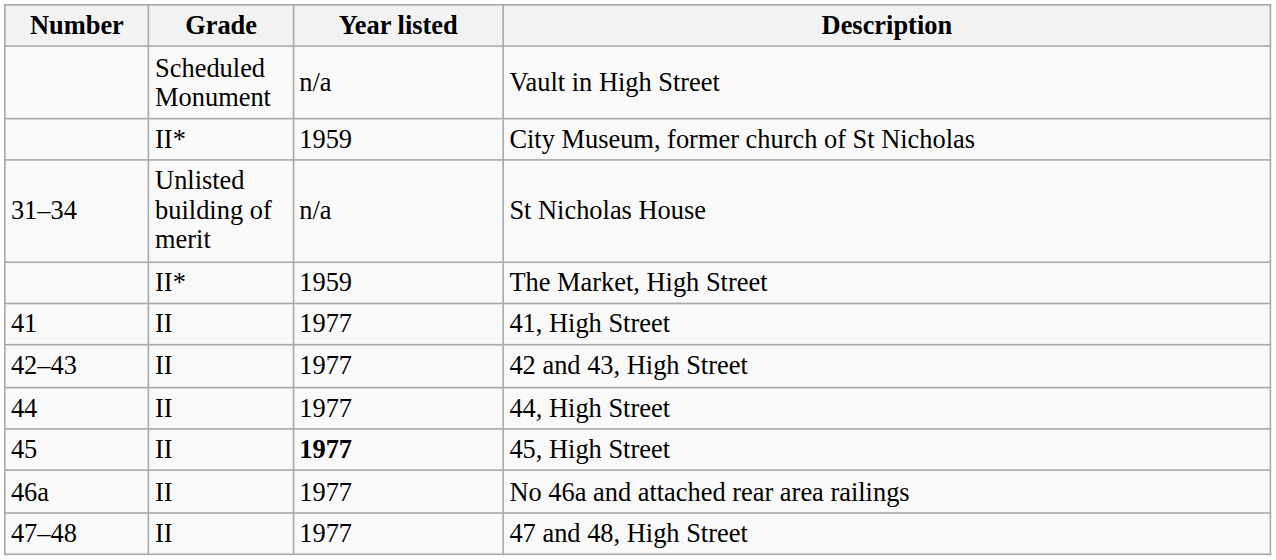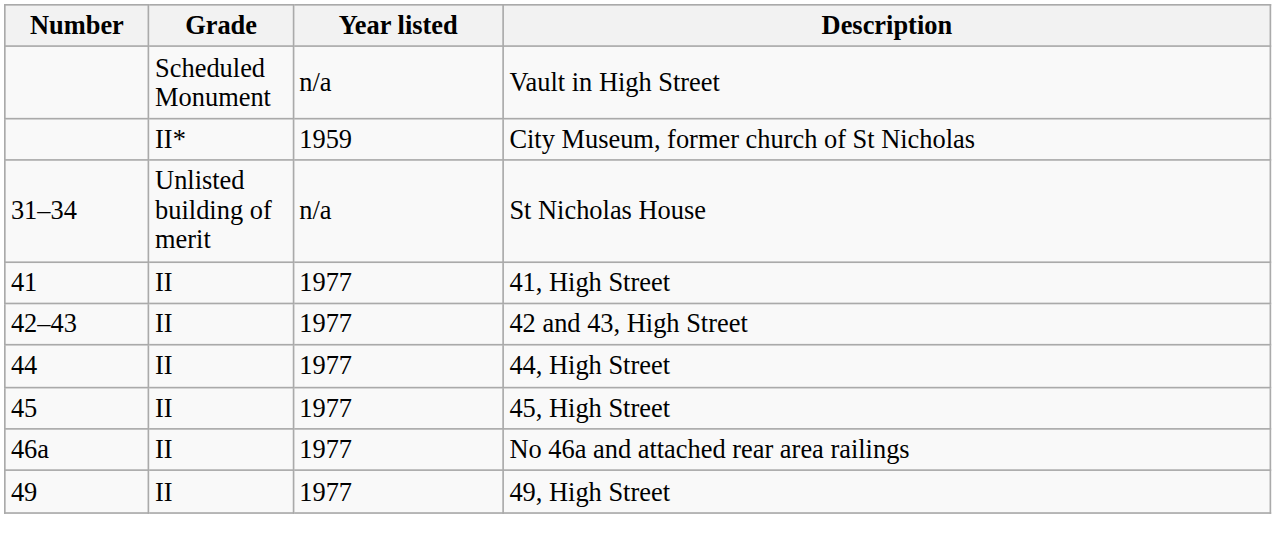- row: (638, 282)
(326, 449) bold -> (326, 407) normal
- row: (629, 533)
+ row: (590, 491)
